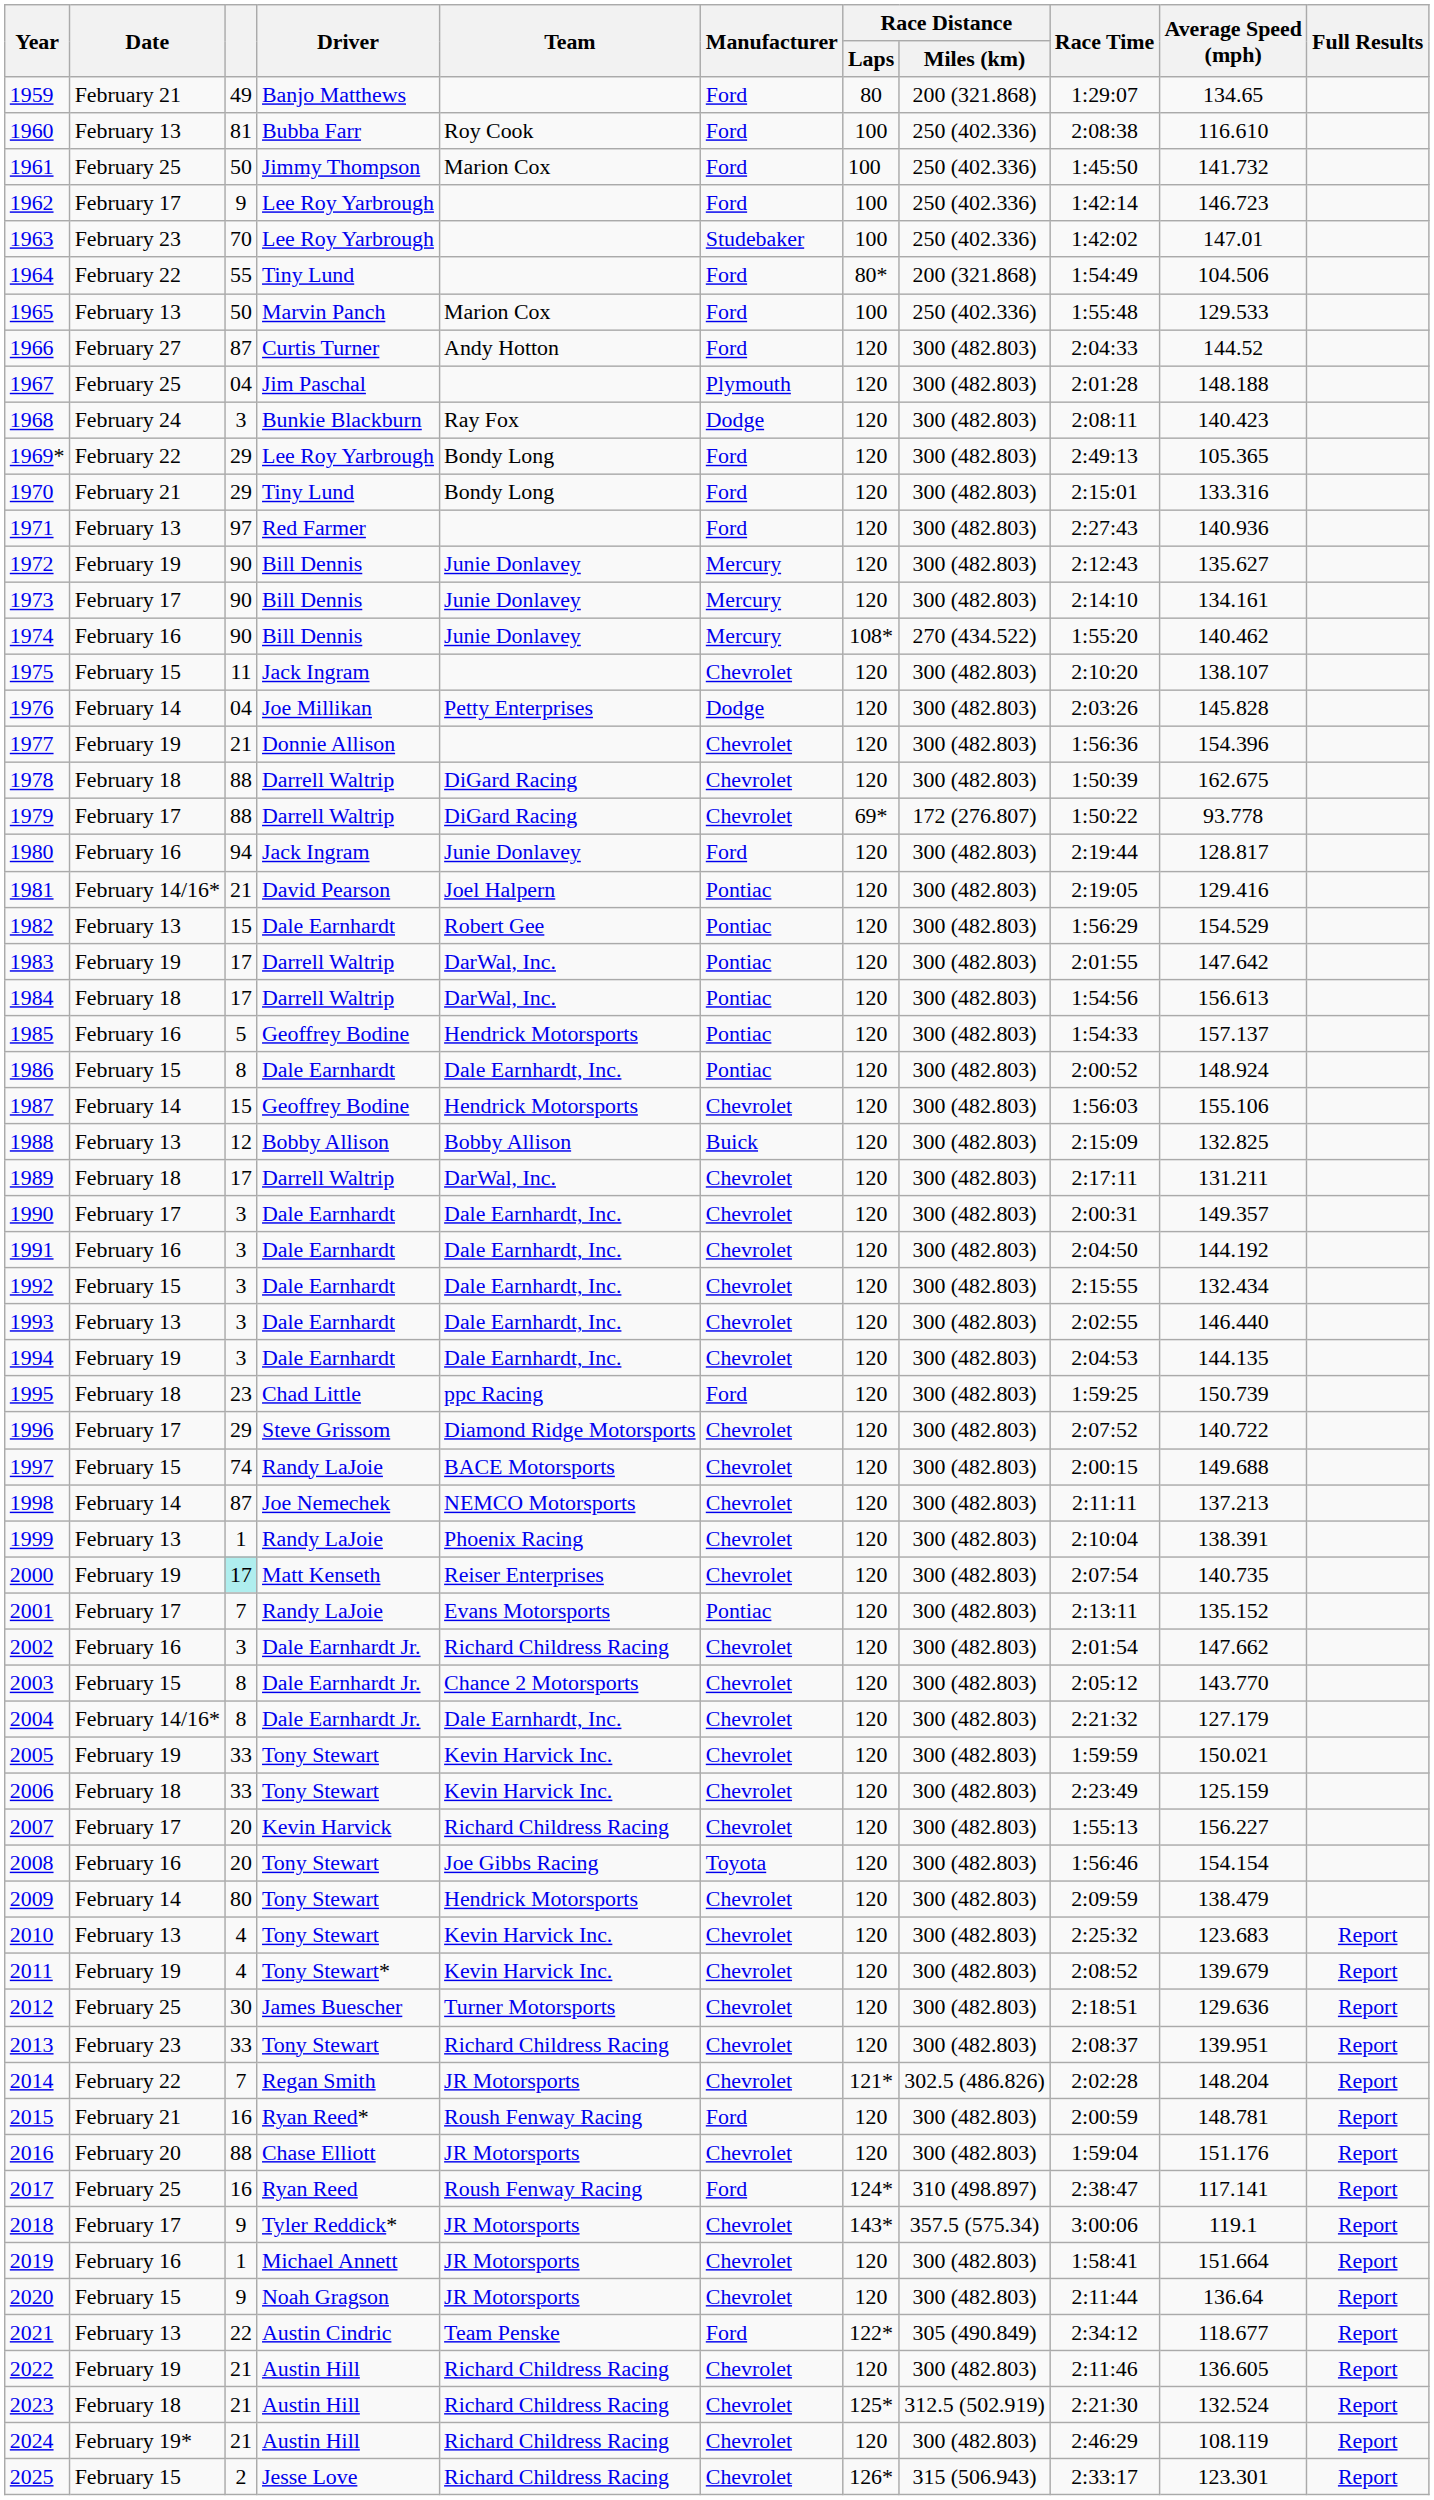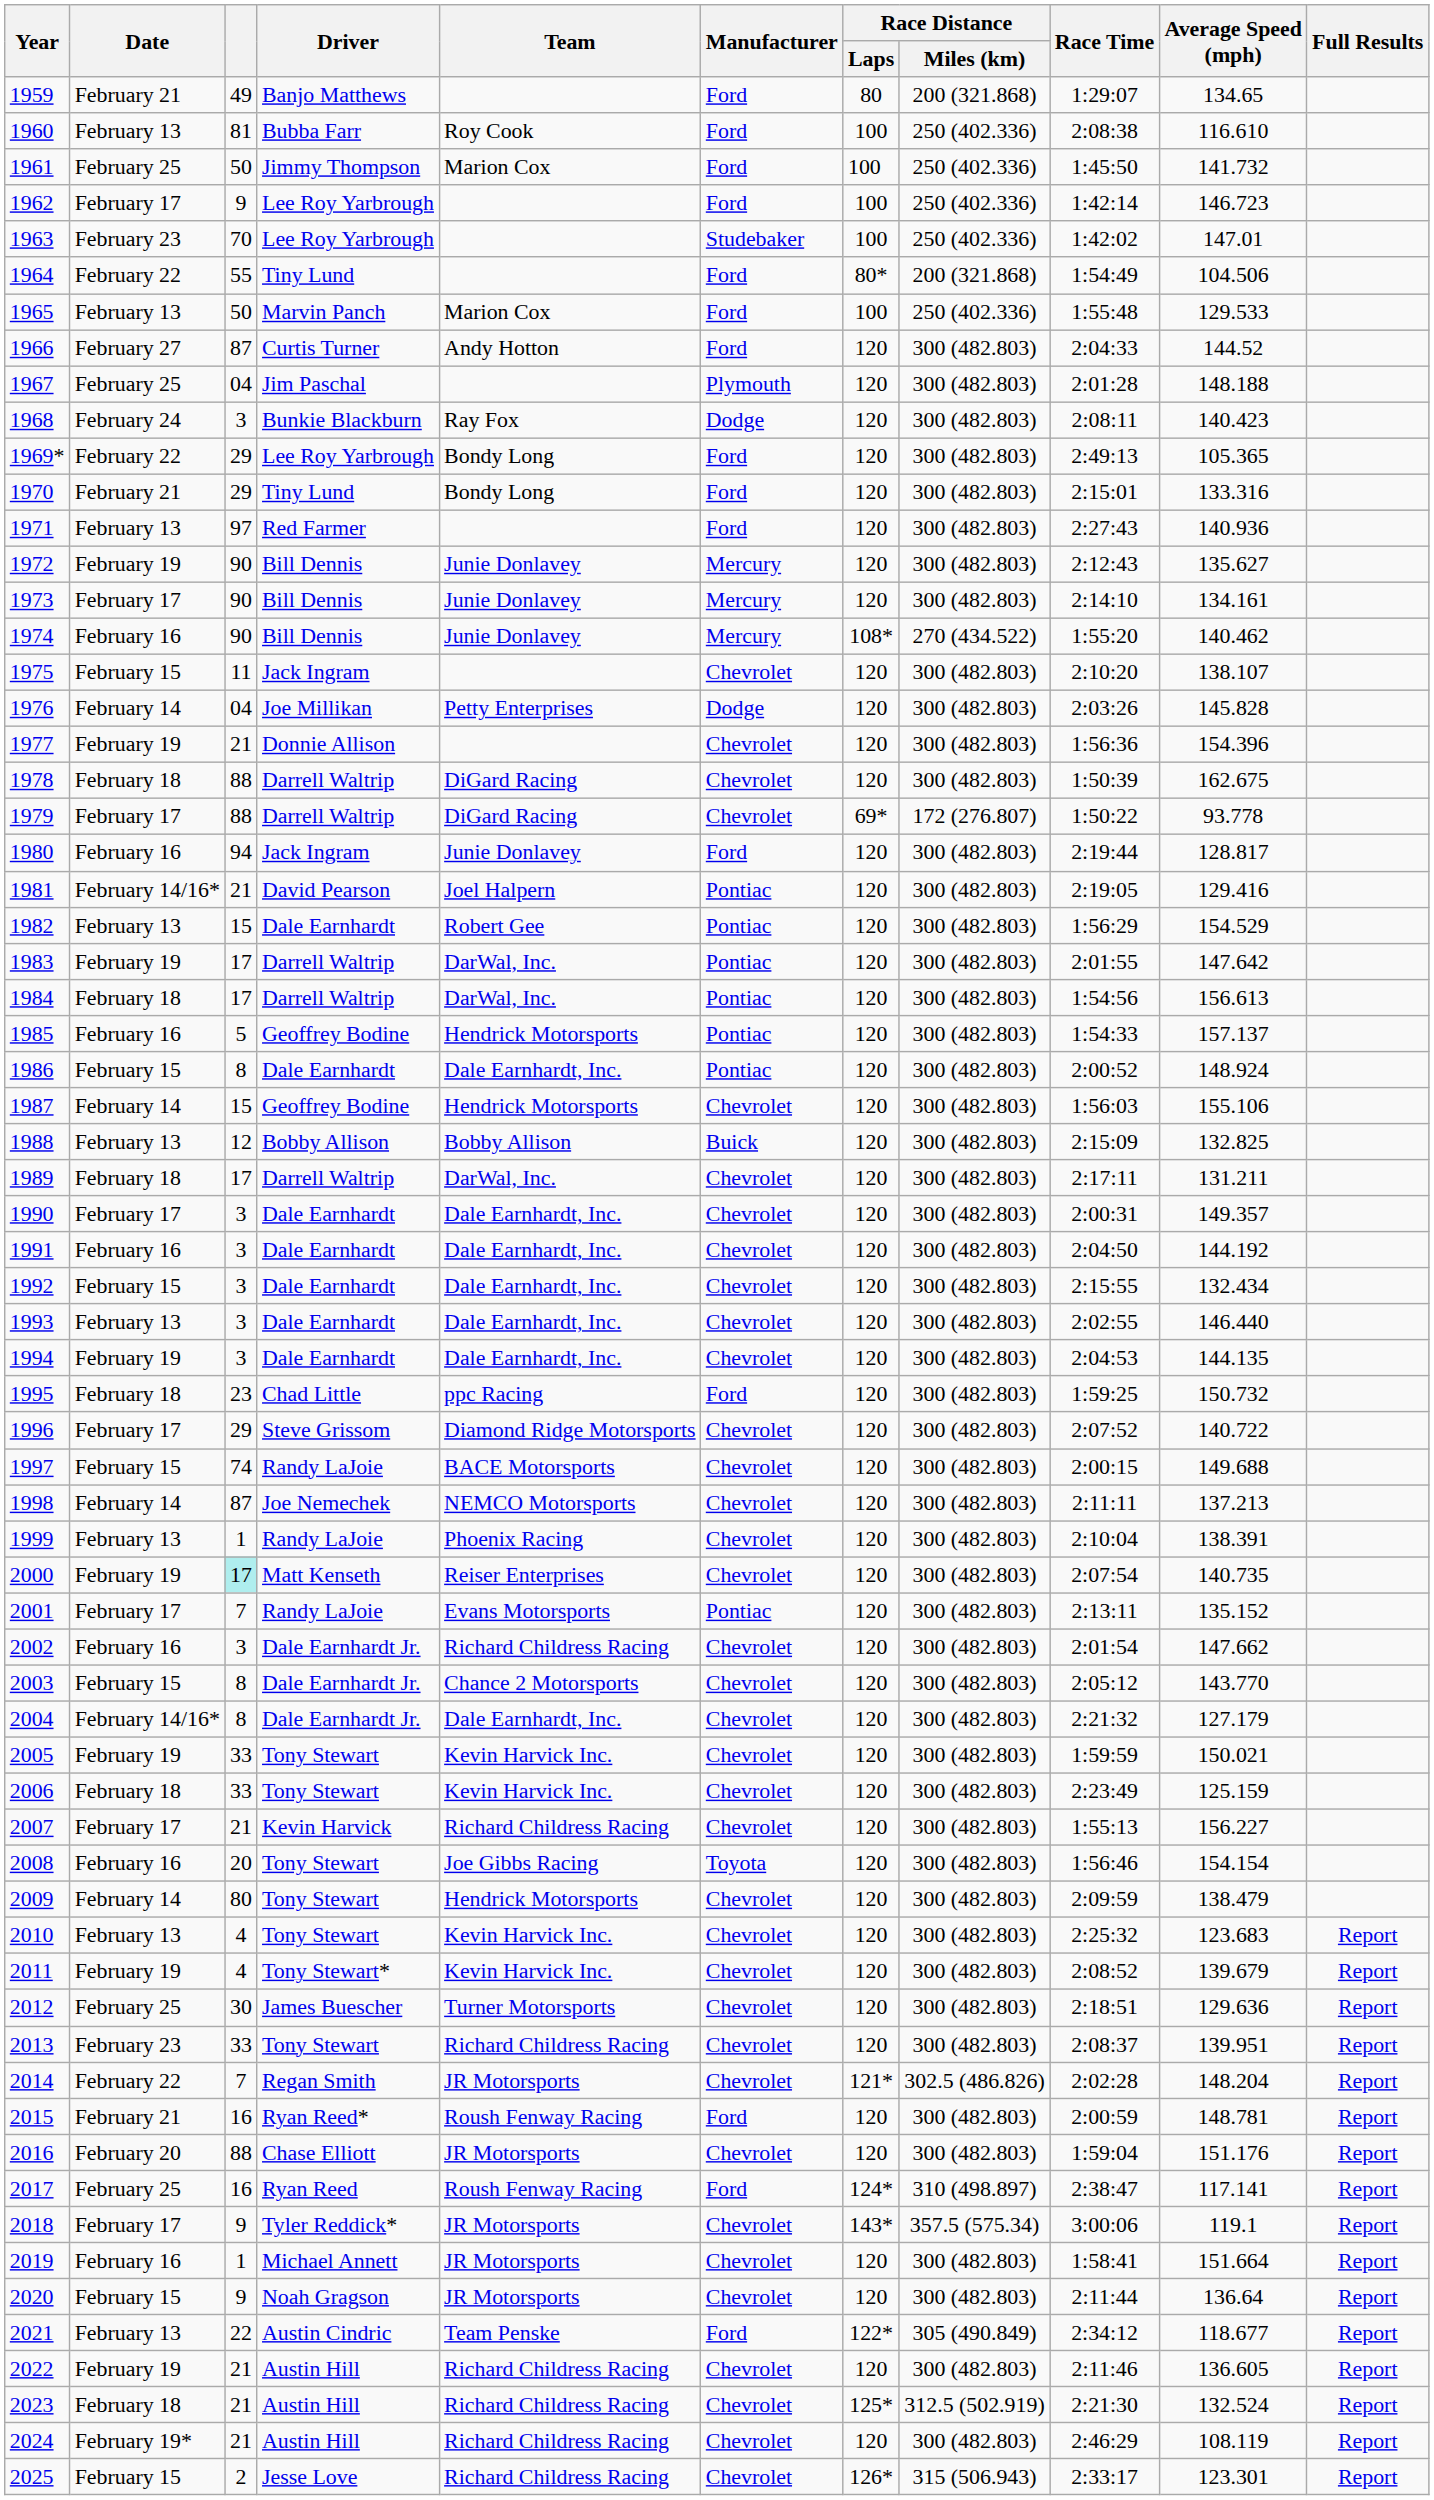(1233, 1394) 150.739 -> (1233, 1394) 150.732
(241, 1827) 20 -> (241, 1827) 21
